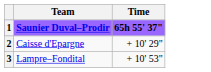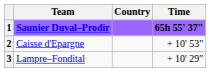+ column: (132, 12)
(145, 43) + 10' 29" -> (185, 43) + 10' 53"
(145, 59) + 10' 53" -> (185, 59) + 10' 29"
